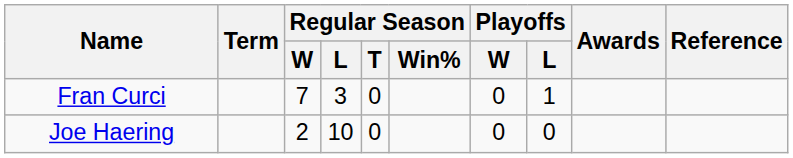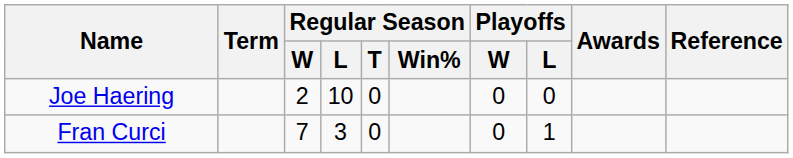rows swapped: (112, 96) <-> (112, 133)
